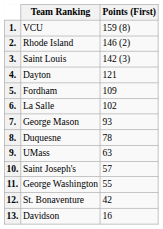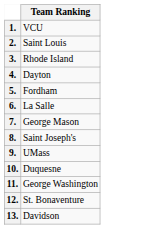- column: (129, 12)
(48, 44) Rhode Island -> (45, 44) Saint Louis
(45, 59) Saint Louis -> (48, 59) Rhode Island
(42, 138) Duquesne -> (49, 138) Saint Joseph's
(49, 169) Saint Joseph's -> (42, 169) Duquesne
